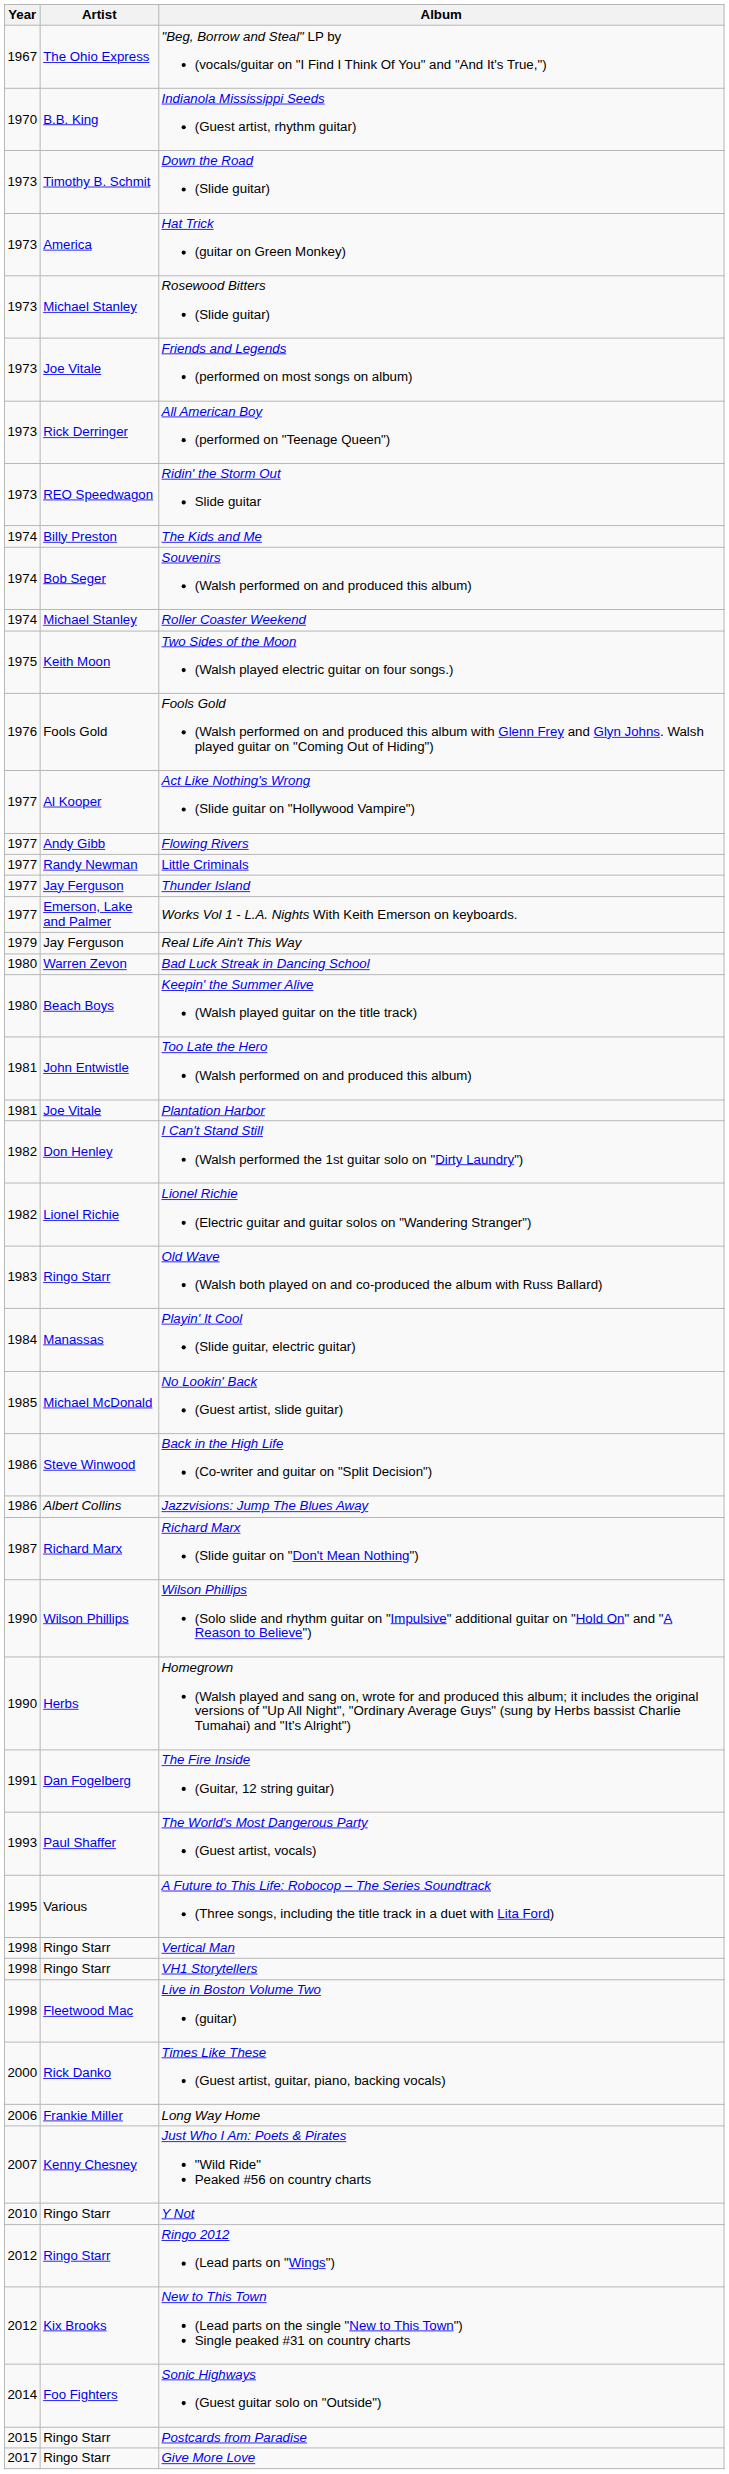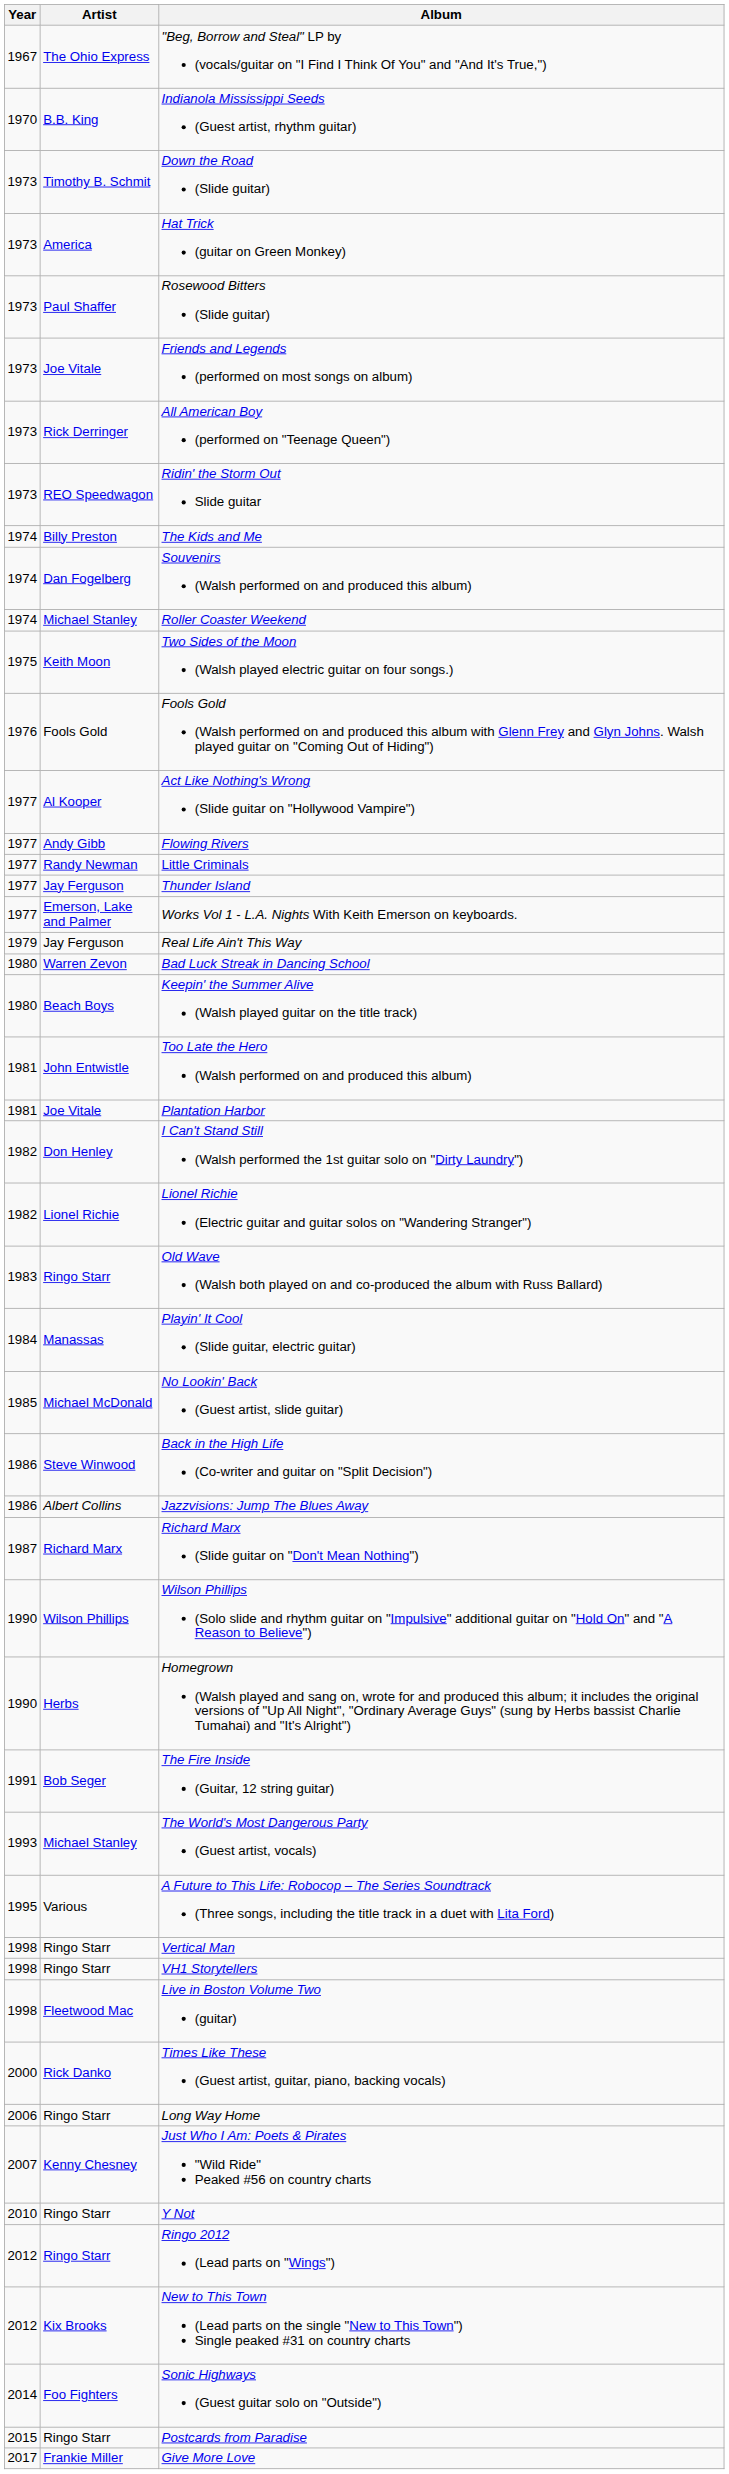(90, 307) Michael Stanley -> (80, 307) Paul Shaffer
(75, 578) Bob Seger -> (87, 578) Dan Fogelberg
(87, 1781) Dan Fogelberg -> (75, 1781) Bob Seger
(80, 1843) Paul Shaffer -> (90, 1843) Michael Stanley
(83, 2115) Frankie Miller -> (77, 2115) Ringo Starr
(77, 2458) Ringo Starr -> (83, 2458) Frankie Miller
